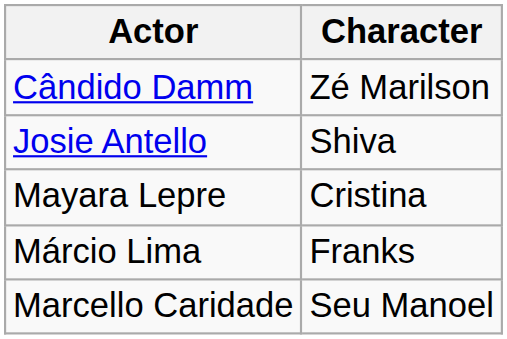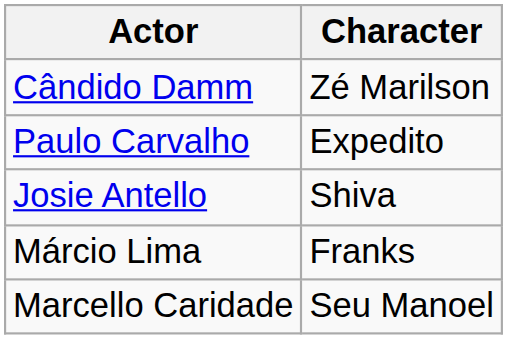+ row: (131, 141)
- row: (120, 196)
